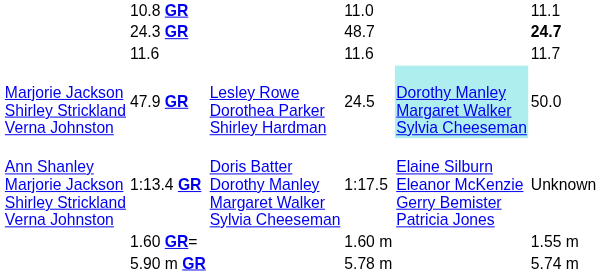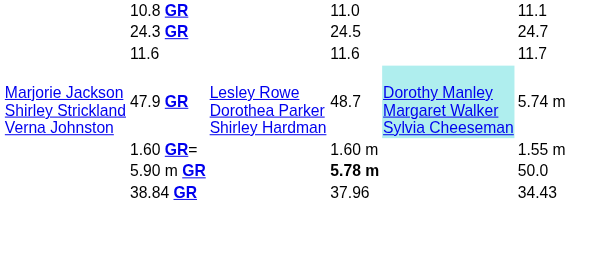(360, 32) 48.7 -> (346, 32) 24.5
(546, 32) bold -> (533, 32) normal
(360, 101) 24.5 -> (346, 101) 48.7
(546, 101) 50.0 -> (542, 101) 5.74 m
- row: (166, 185)
(368, 263) normal -> (355, 171) bold
(555, 263) 5.74 m -> (533, 171) 50.0
+ row: (163, 193)
